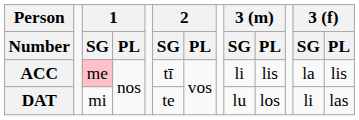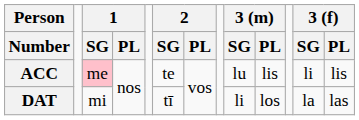(168, 73) tī -> (168, 73) te
(239, 73) li -> (239, 73) lu
(308, 73) la -> (308, 73) li
(168, 100) te -> (168, 100) tī
(239, 100) lu -> (239, 100) li
(308, 100) li -> (308, 100) la
